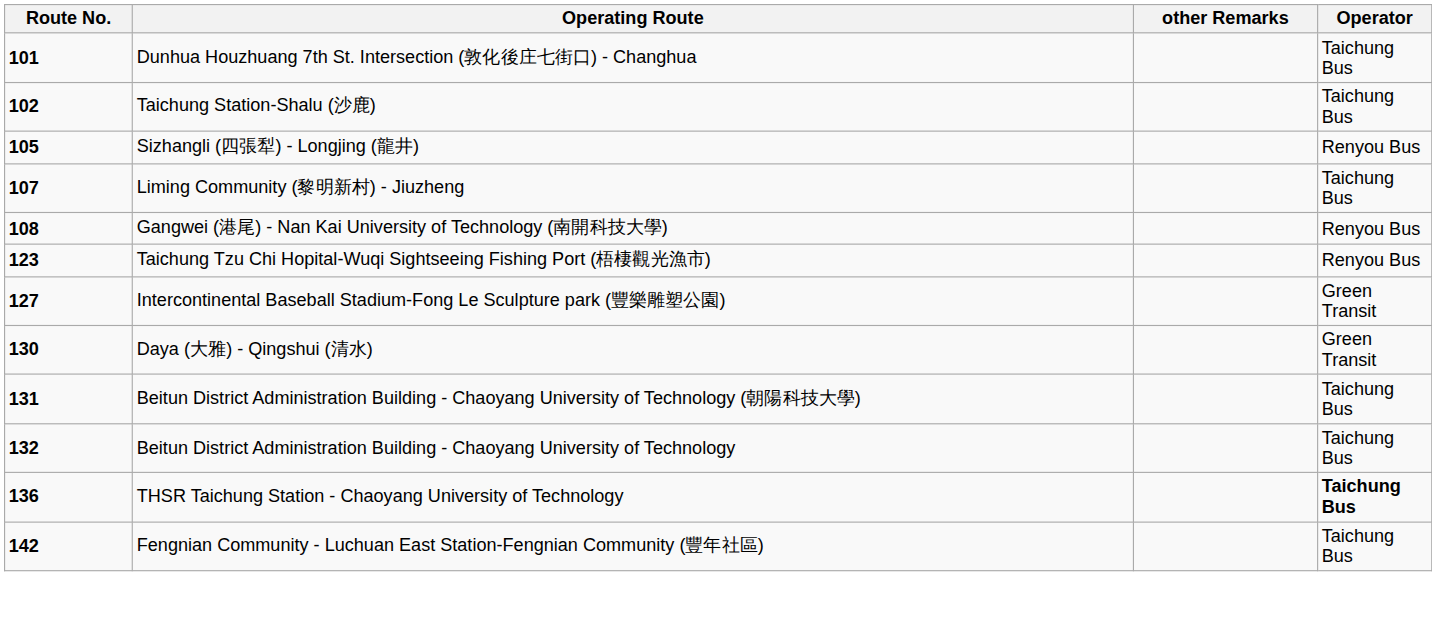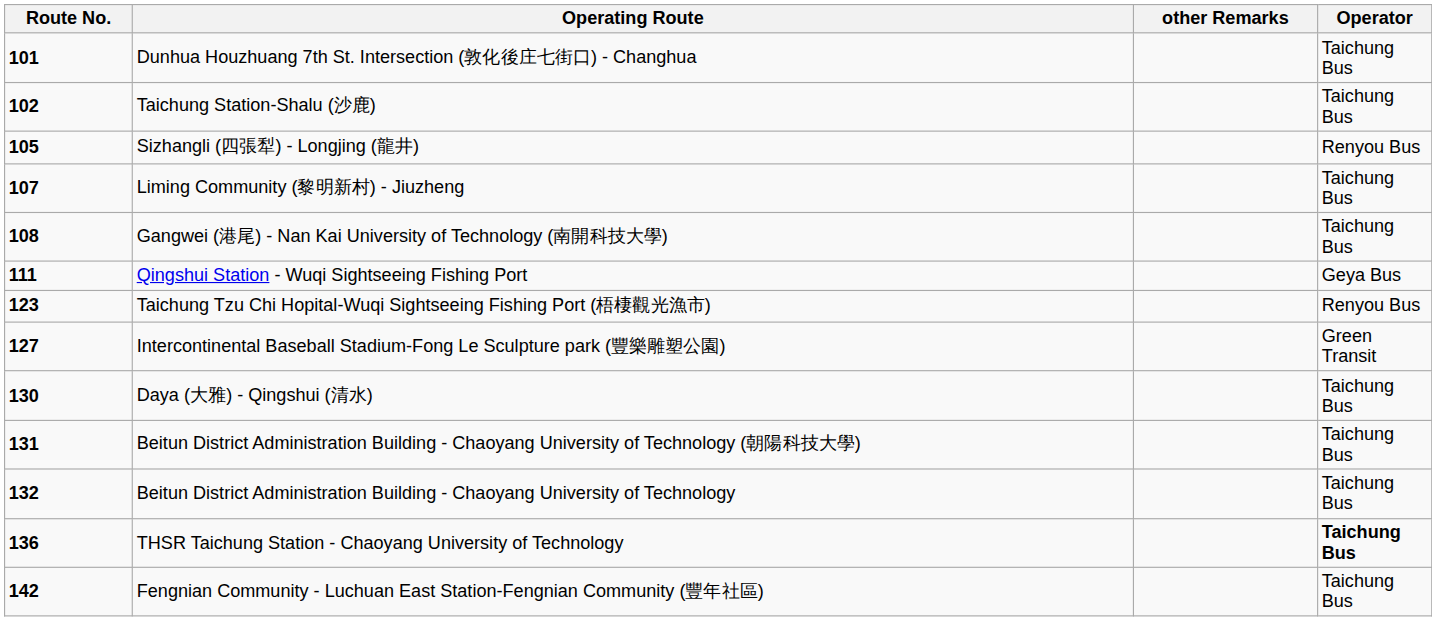(1371, 228) Renyou Bus -> (1358, 236) Taichung Bus
+ row: (332, 275)
(1349, 349) Green Transit -> (1358, 395) Taichung Bus
